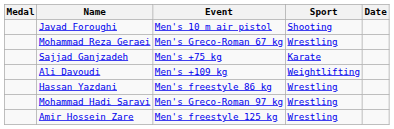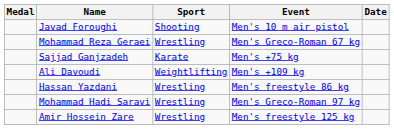columns swapped: (324, 12) <-> (219, 12)
